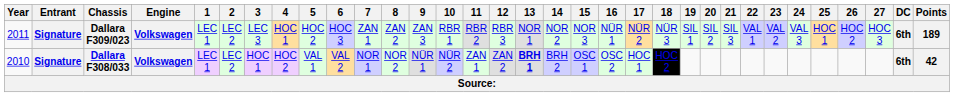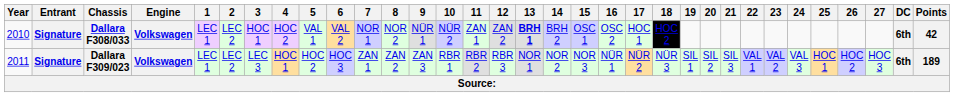rows swapped: (108, 62) <-> (108, 35)
